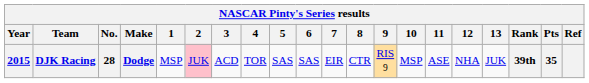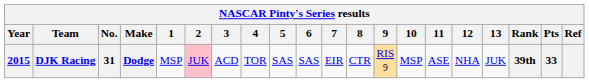(109, 60) 28 -> (109, 60) 31
(551, 60) 35 -> (551, 60) 33
